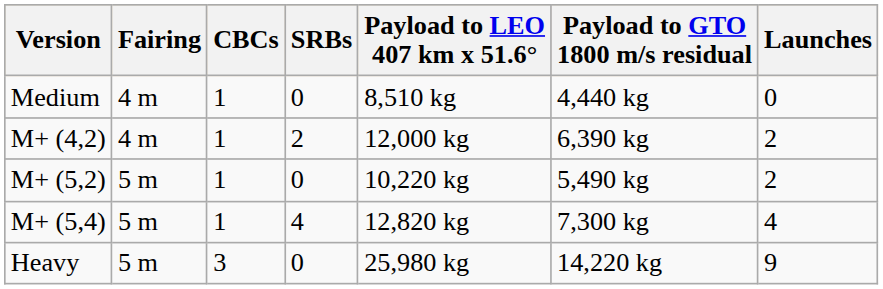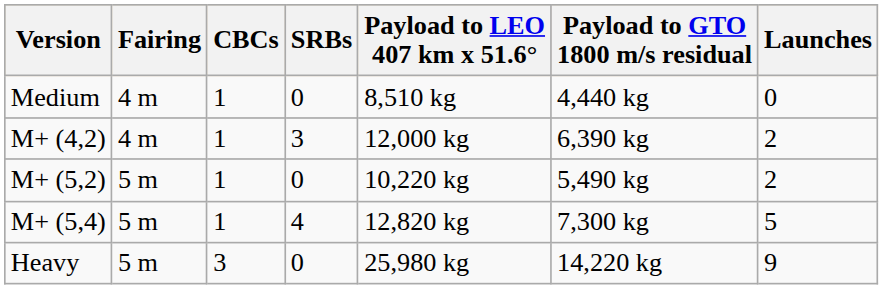(297, 138) 2 -> (297, 138) 3
(771, 221) 4 -> (771, 221) 5
